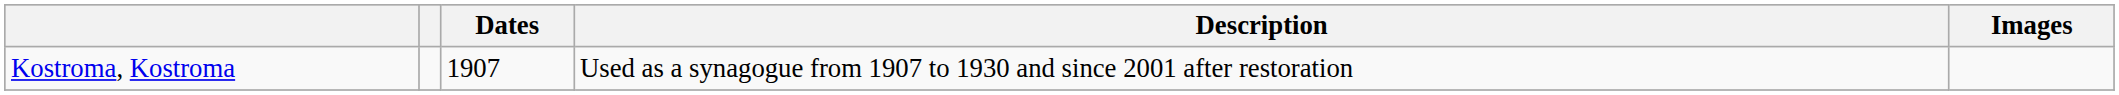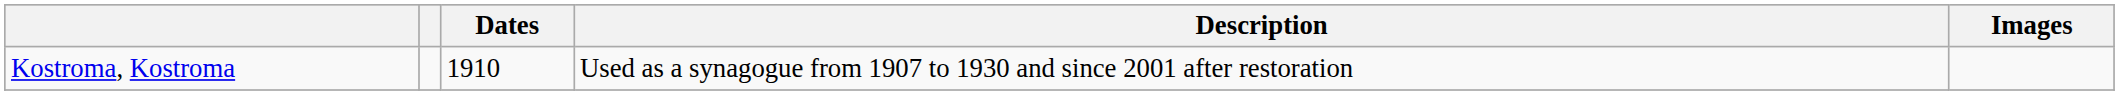(473, 68) 1907 -> (473, 68) 1910
